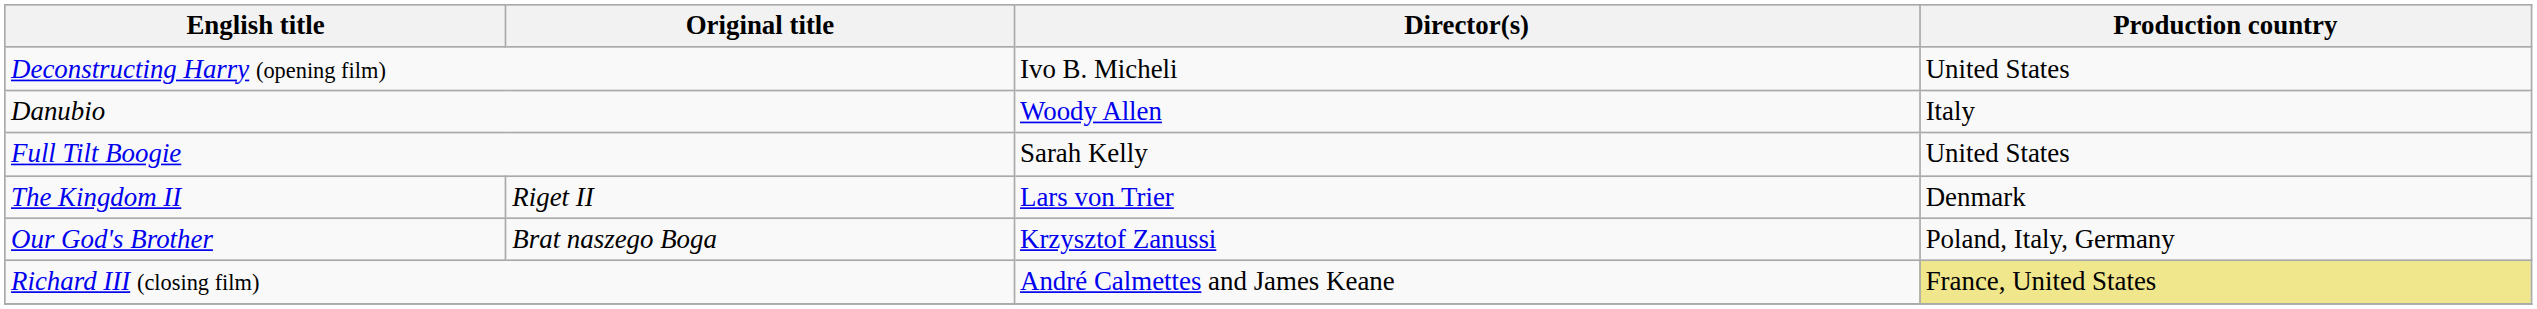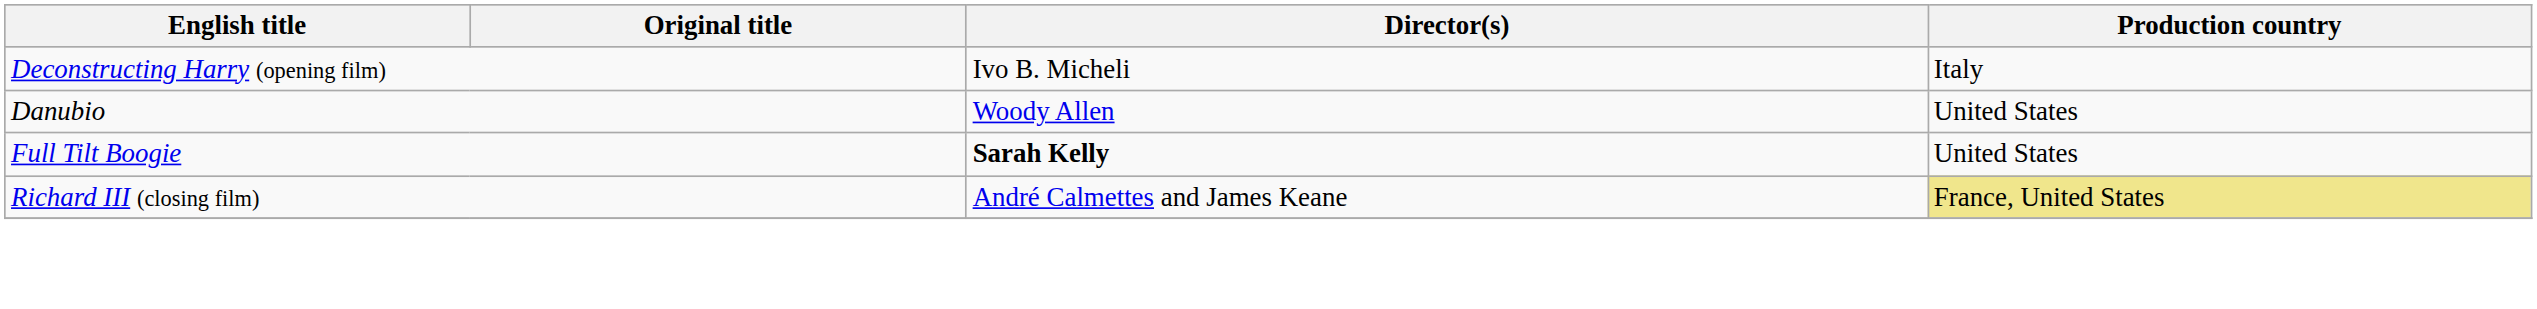(1998, 68) United States -> (1958, 68) Italy
(1950, 111) Italy -> (2006, 111) United States
(1084, 153) normal -> (1041, 153) bold
- row: (96, 196)
- row: (112, 238)
